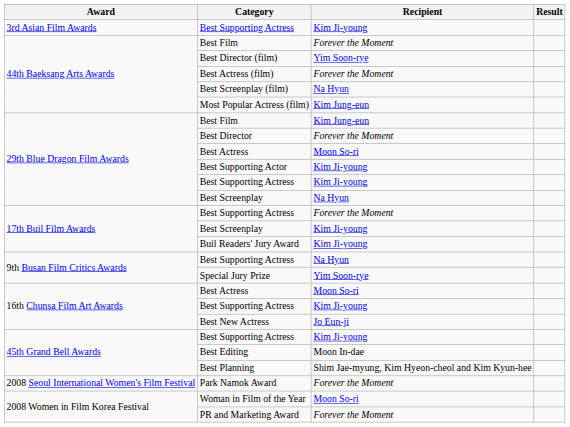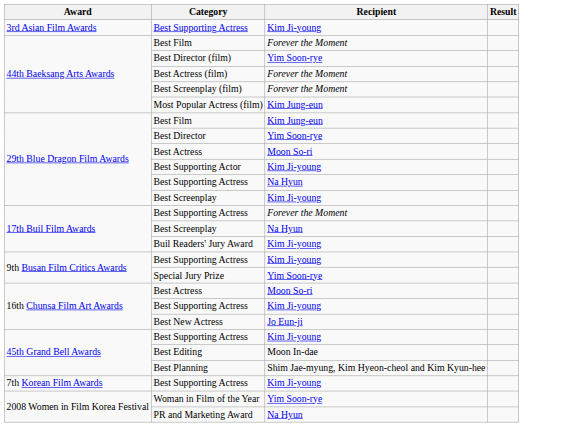(331, 89) Na Hyun -> (307, 89) Forever the Moment
(353, 136) Forever the Moment -> (295, 136) Yim Soon-rye
(340, 182) Kim Ji-young -> (285, 182) Na Hyun
(331, 197) Na Hyun -> (294, 197) Kim Ji-young
(340, 228) Kim Ji-young -> (285, 228) Na Hyun
(331, 259) Na Hyun -> (294, 259) Kim Ji-young
+ row: (54, 383)
- row: (101, 383)
(336, 399) Moon So-ri -> (295, 399) Yim Soon-rye
(353, 414) Forever the Moment -> (285, 414) Na Hyun
